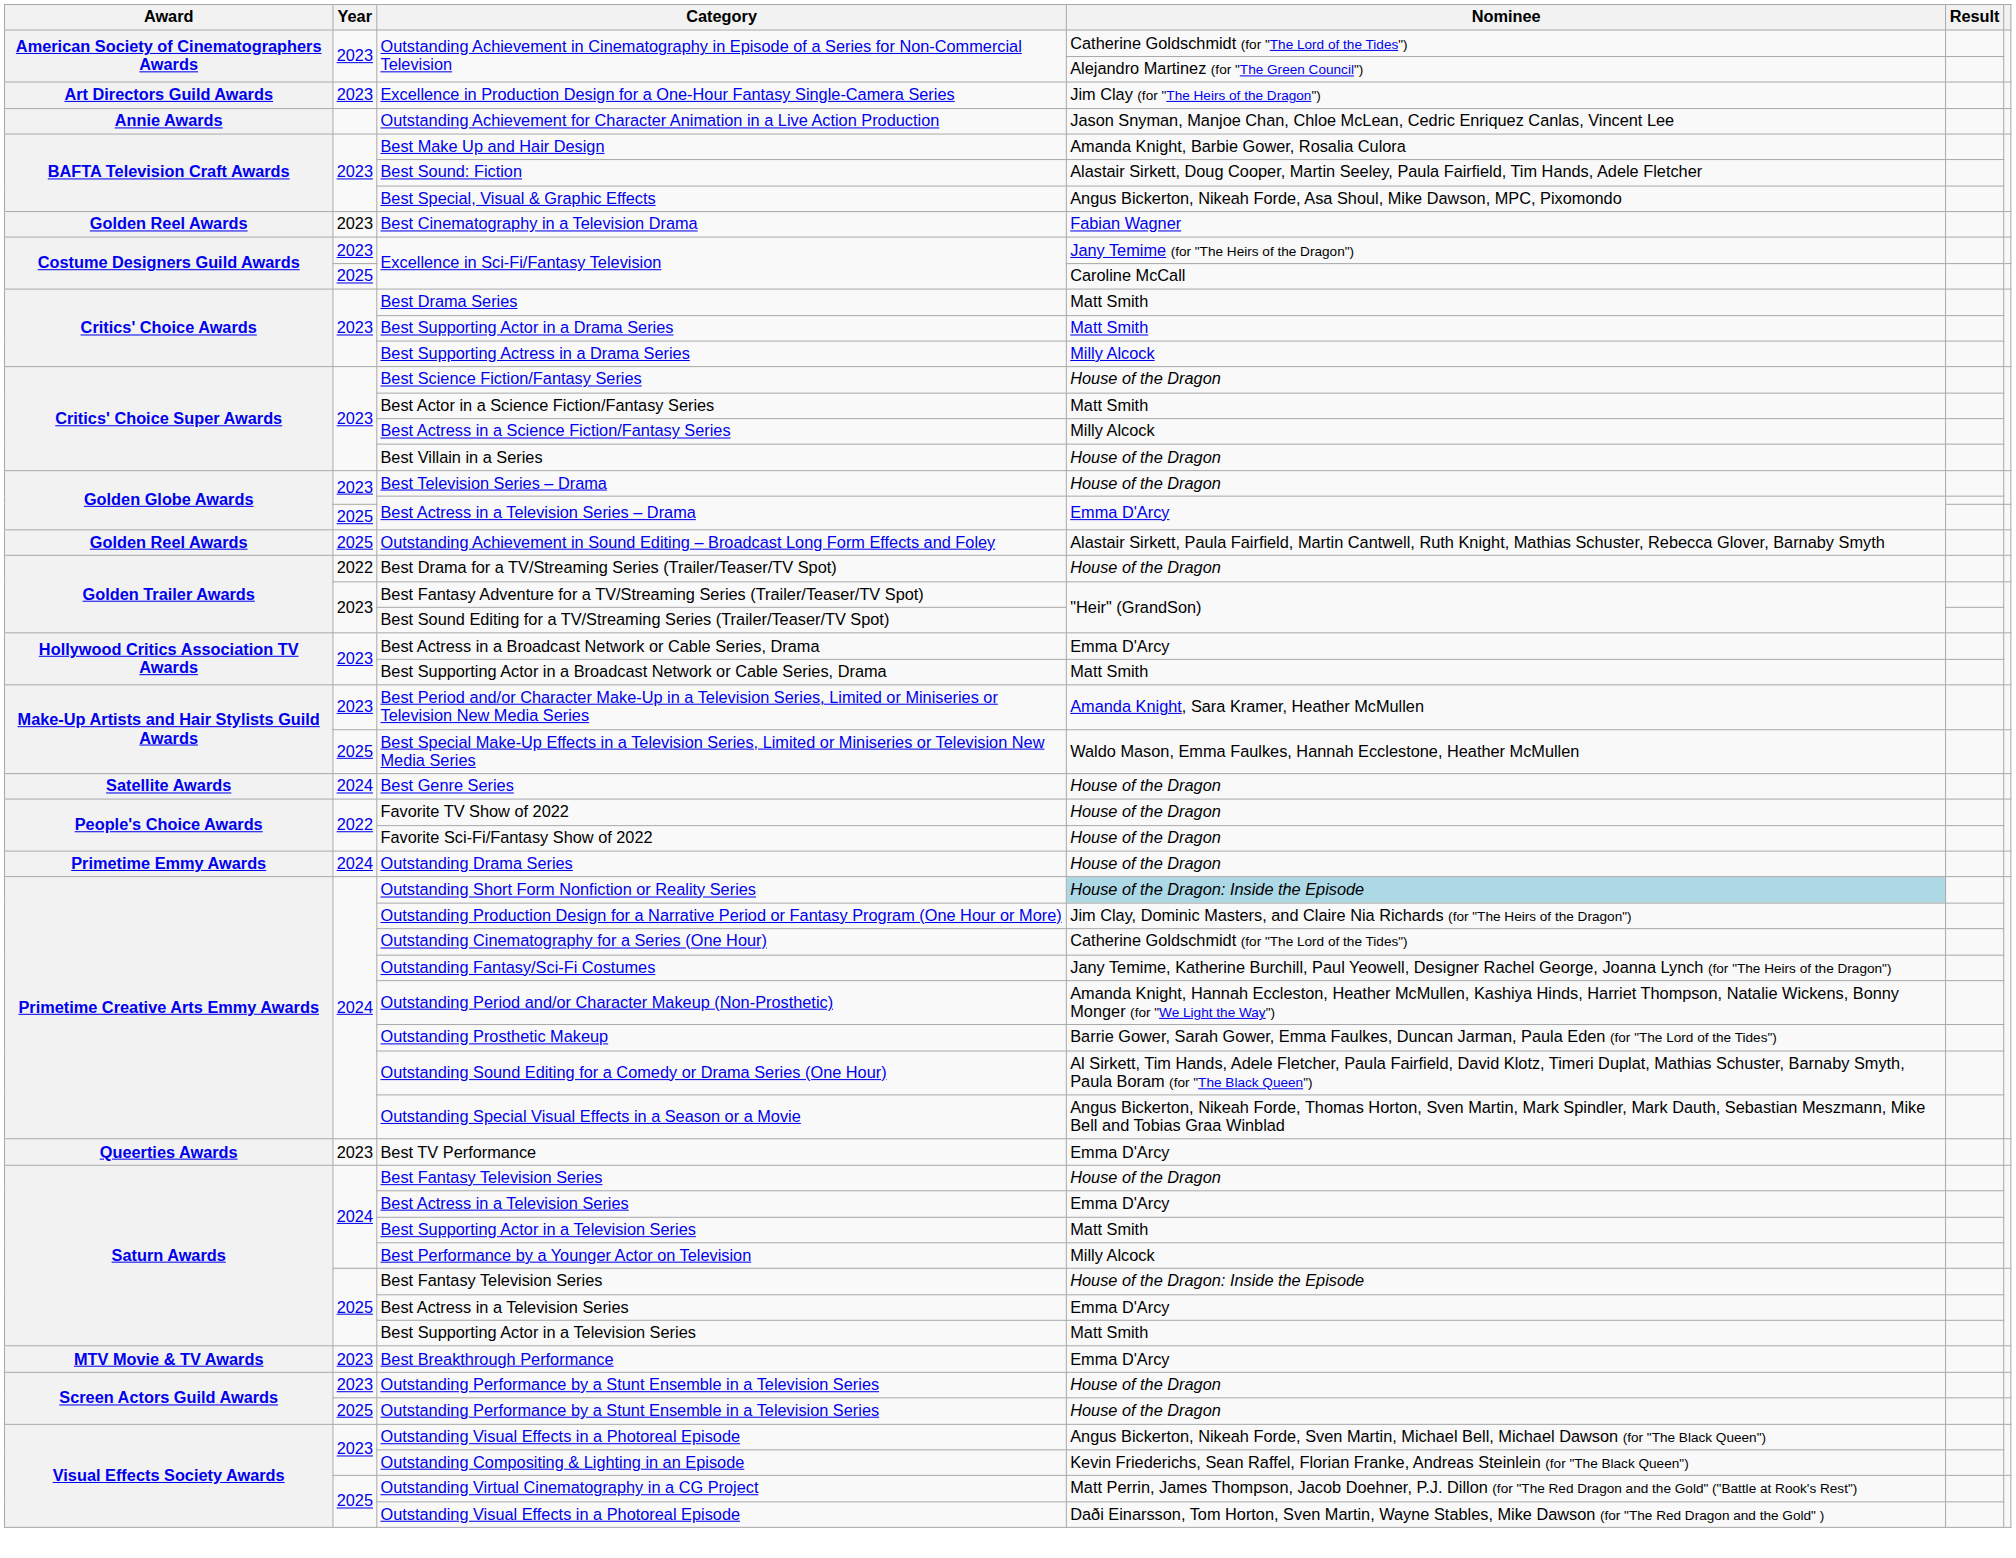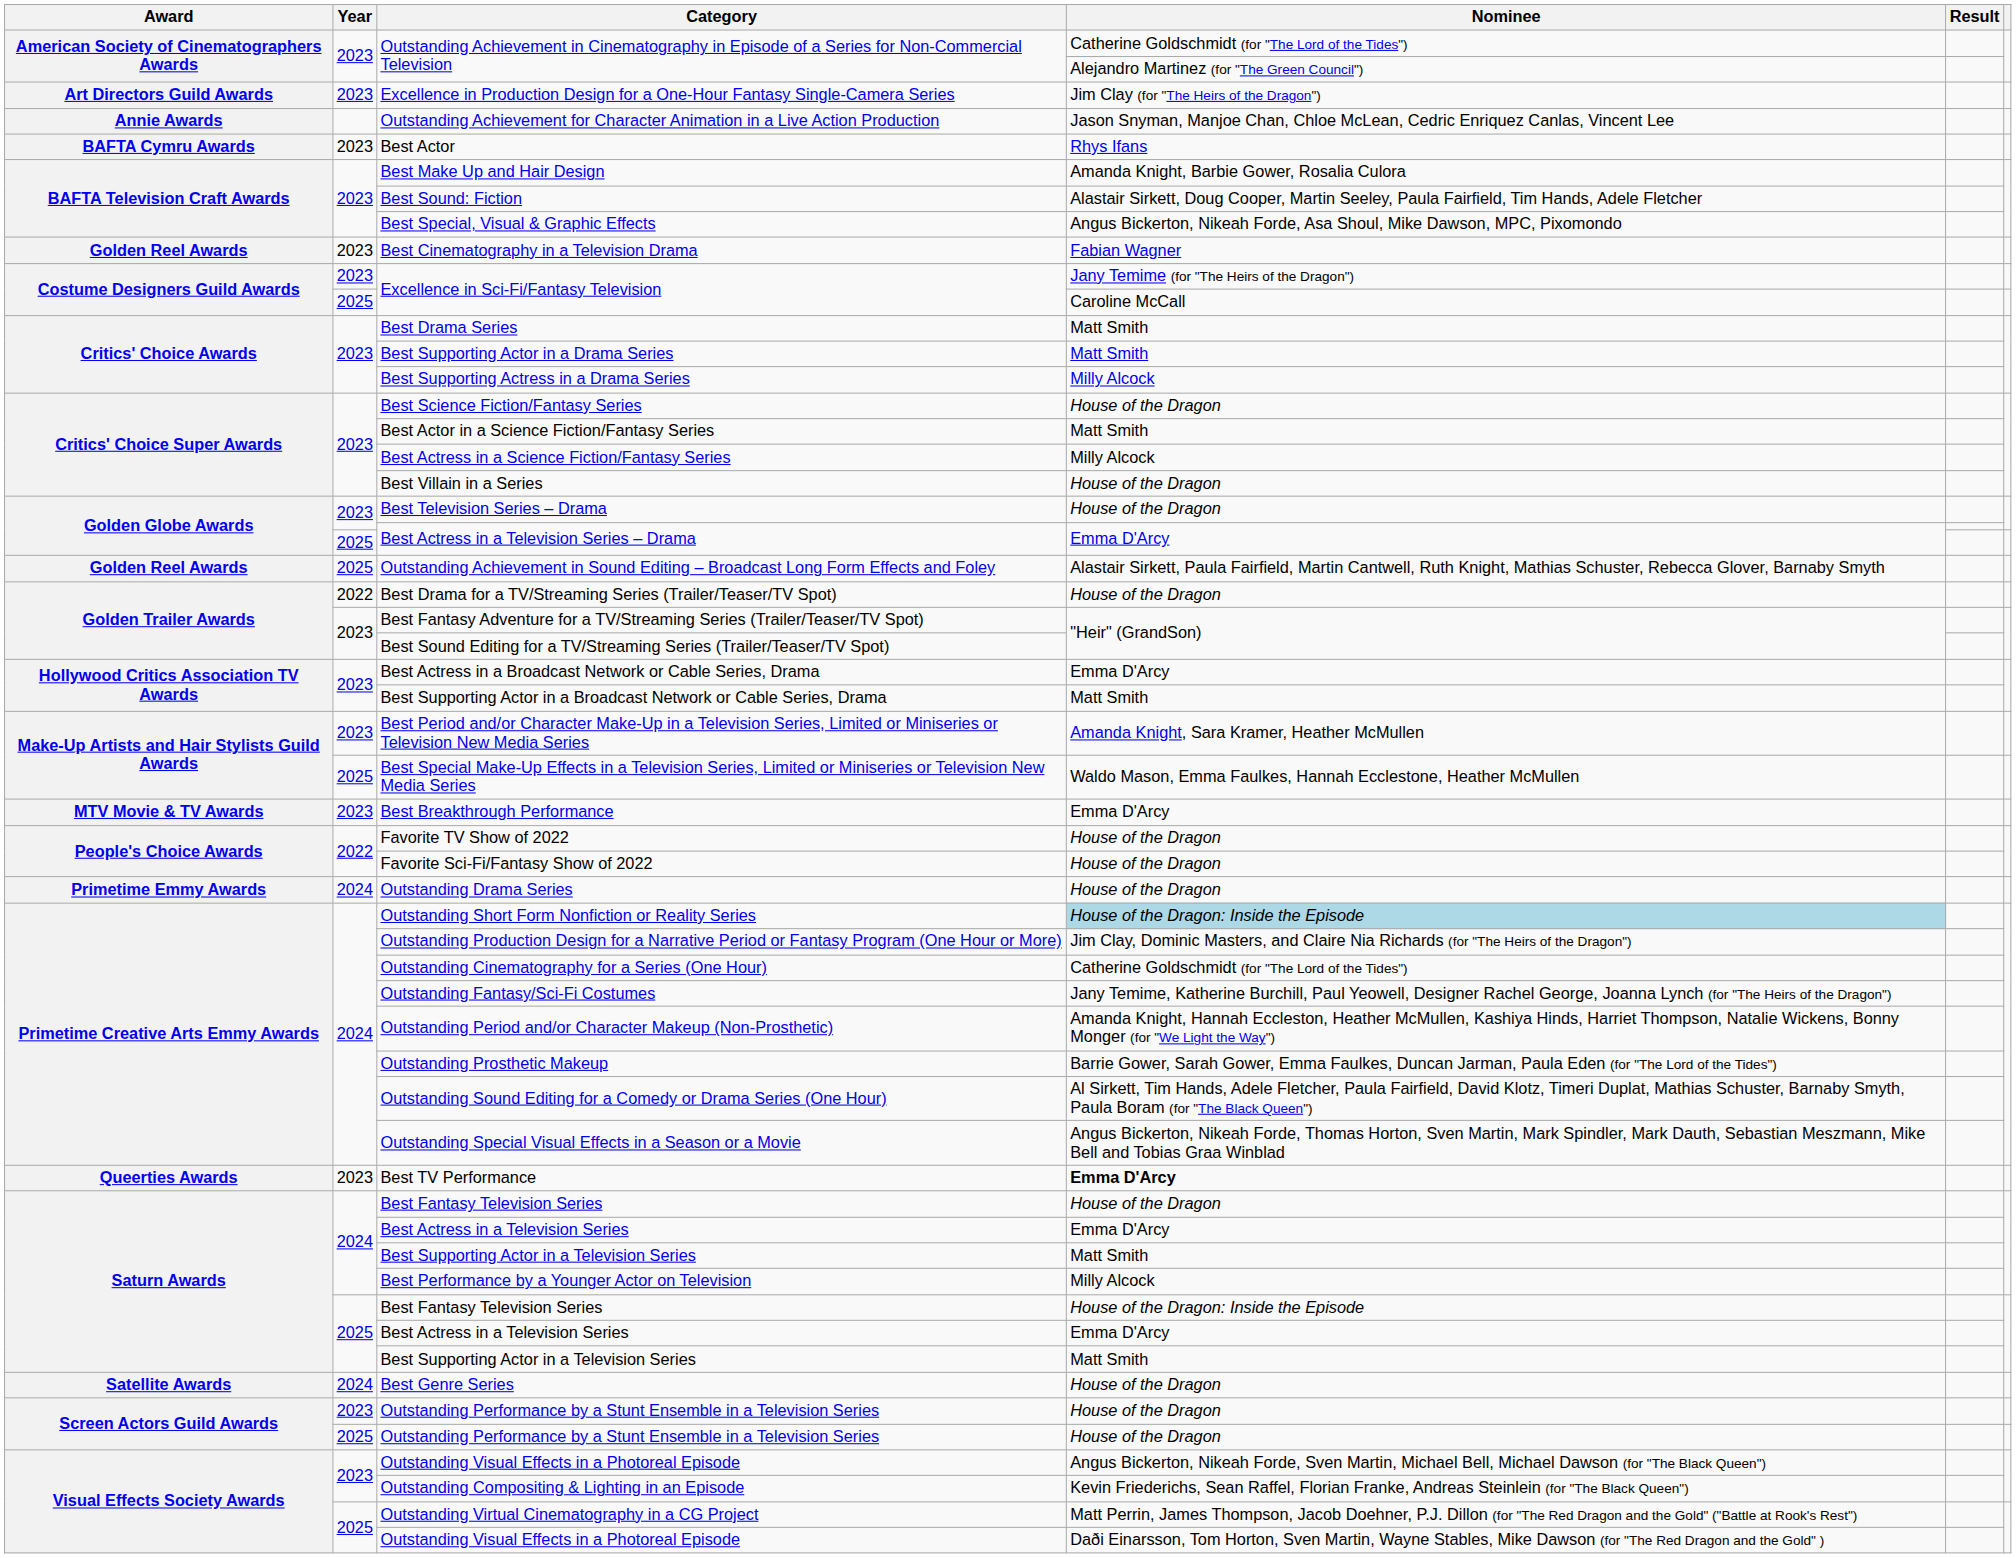+ row: (355, 146)
rows swapped: (355, 1359) <-> (355, 786)
(1120, 1152) normal -> (1123, 1177) bold
